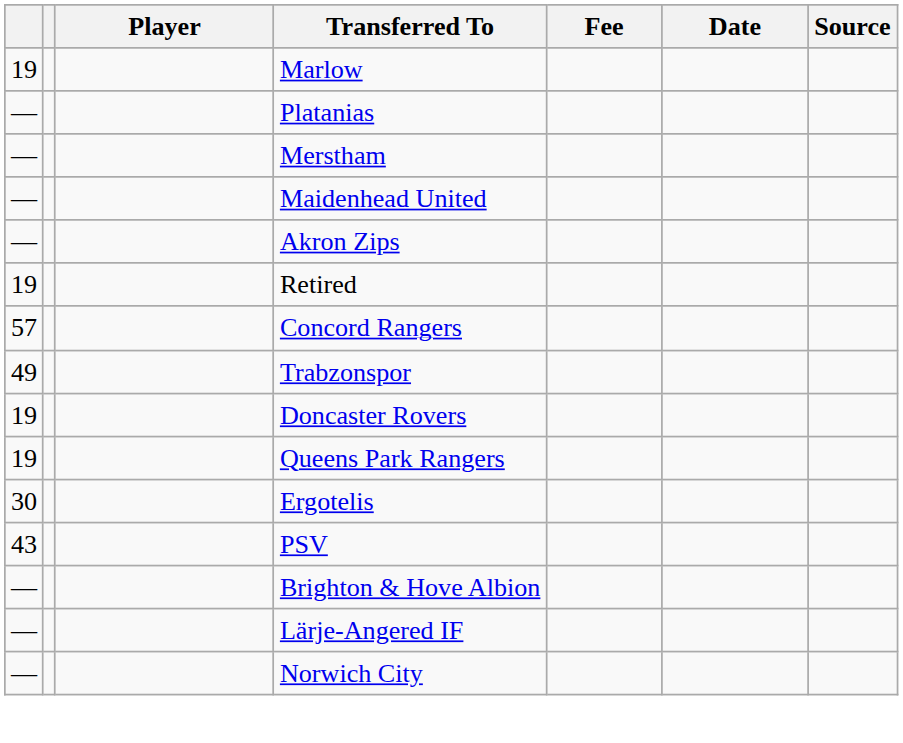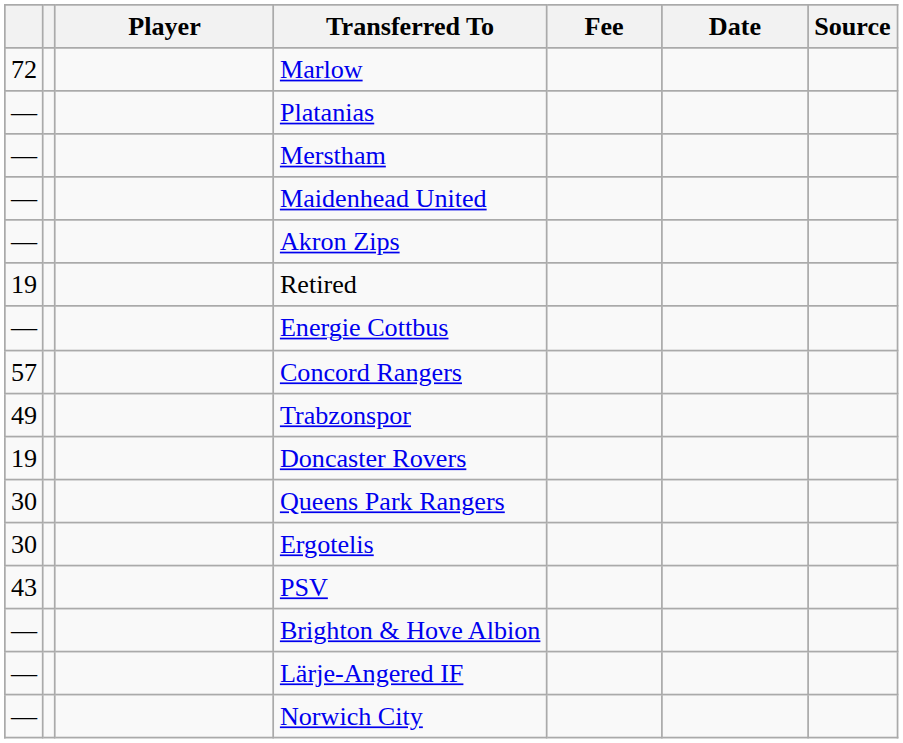(24, 69) 19 -> (24, 69) 72
+ row: (364, 327)
(24, 457) 19 -> (24, 500) 30
